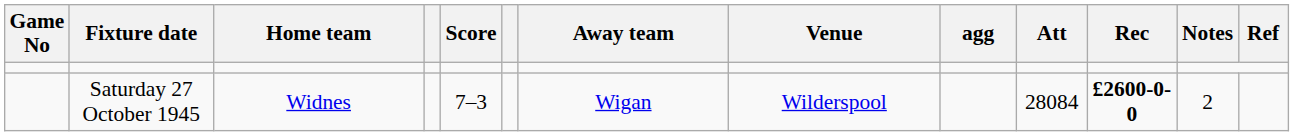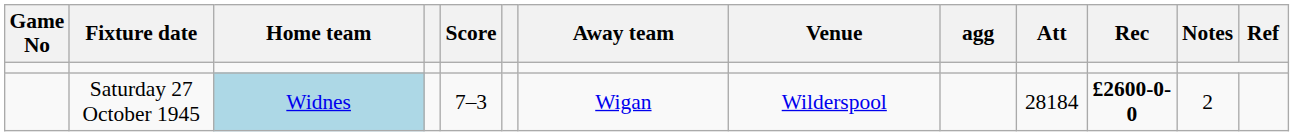(319, 101) no background -> (319, 101) lightblue background
(1052, 101) 28084 -> (1052, 101) 28184
